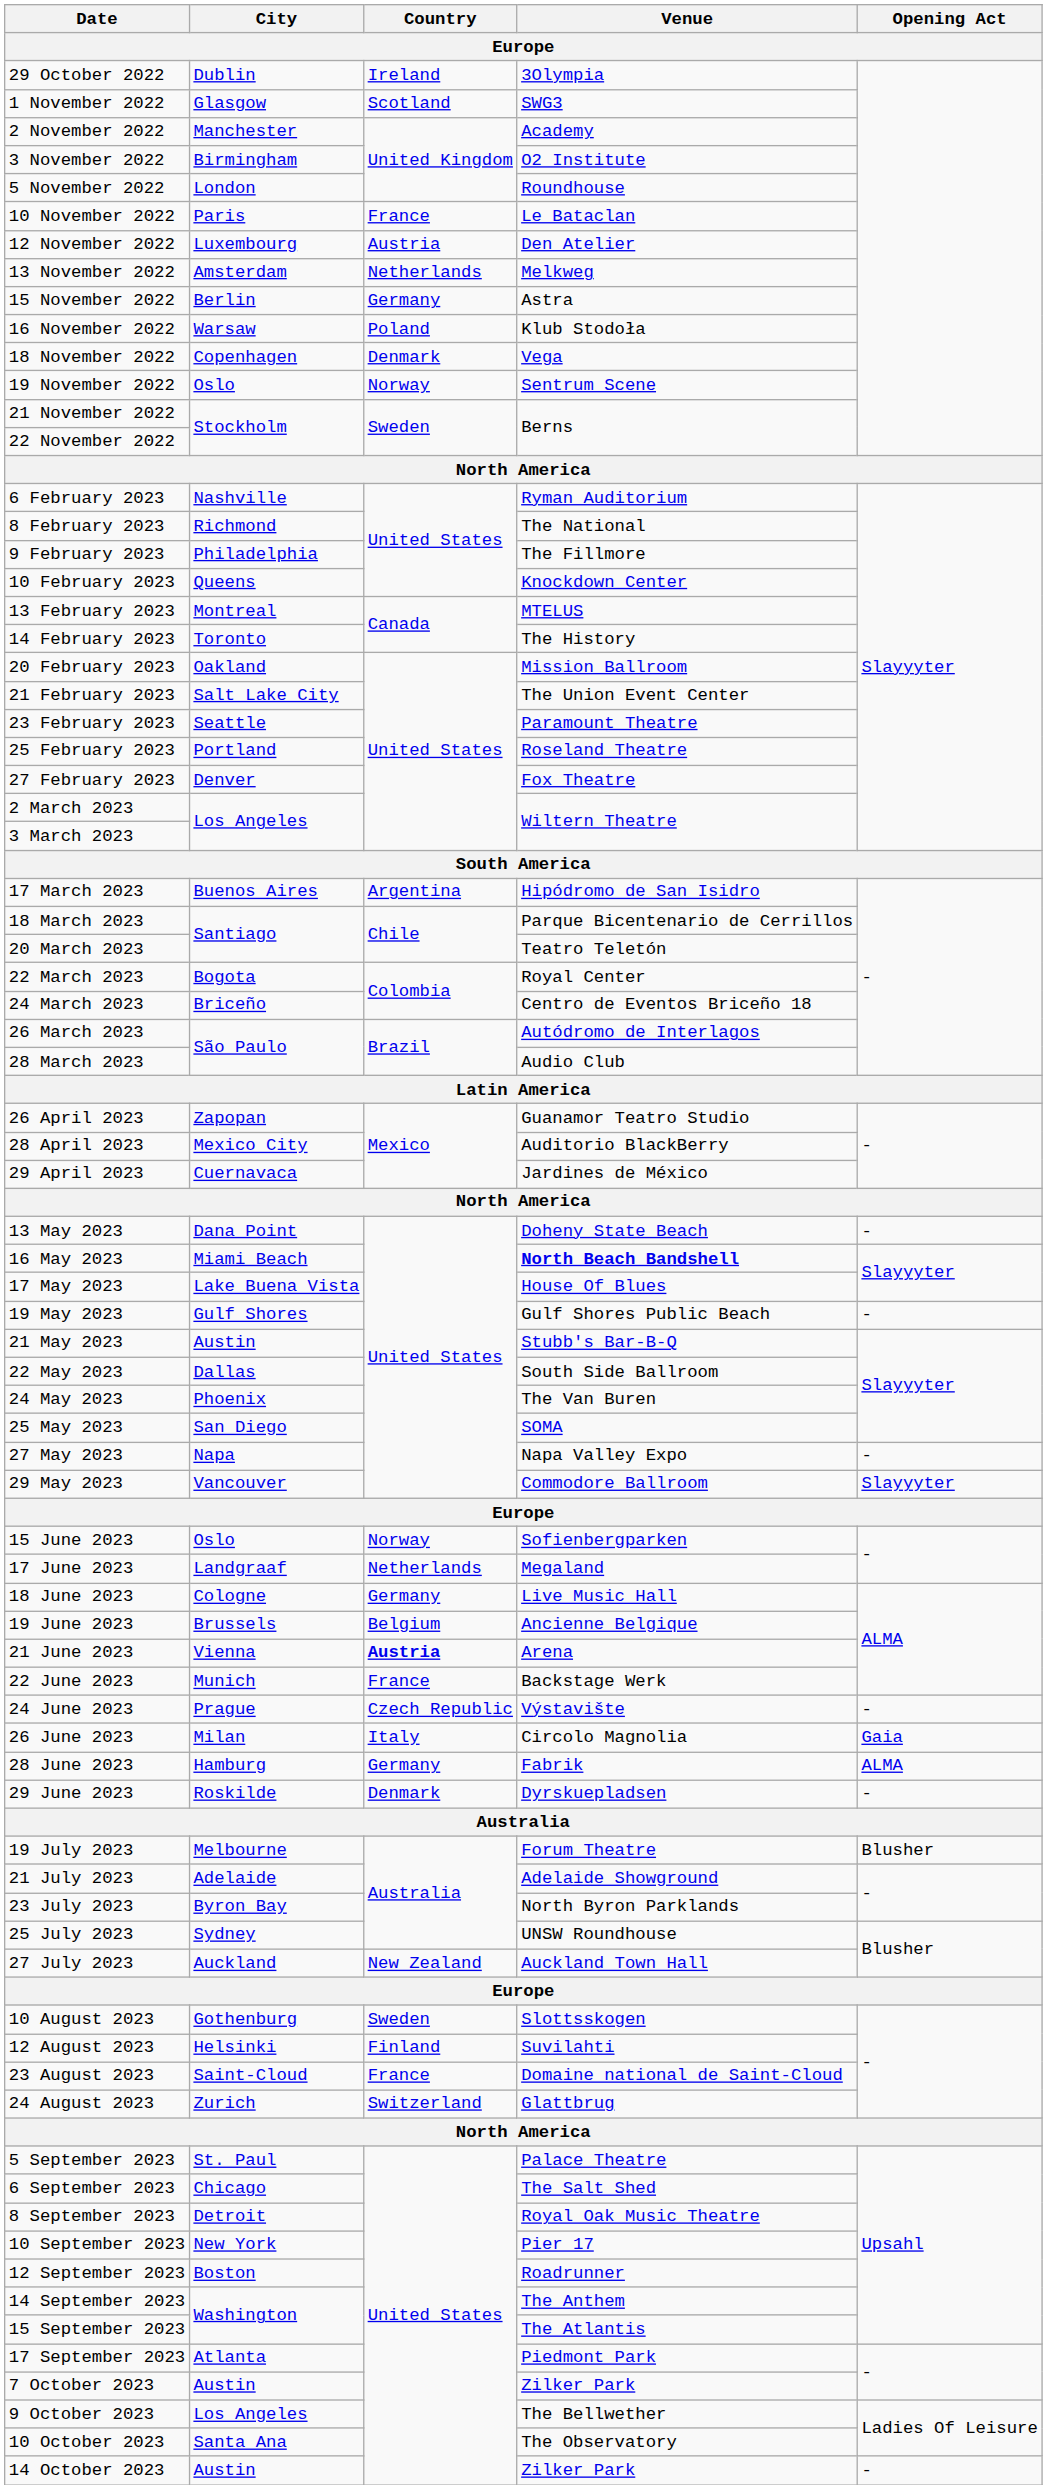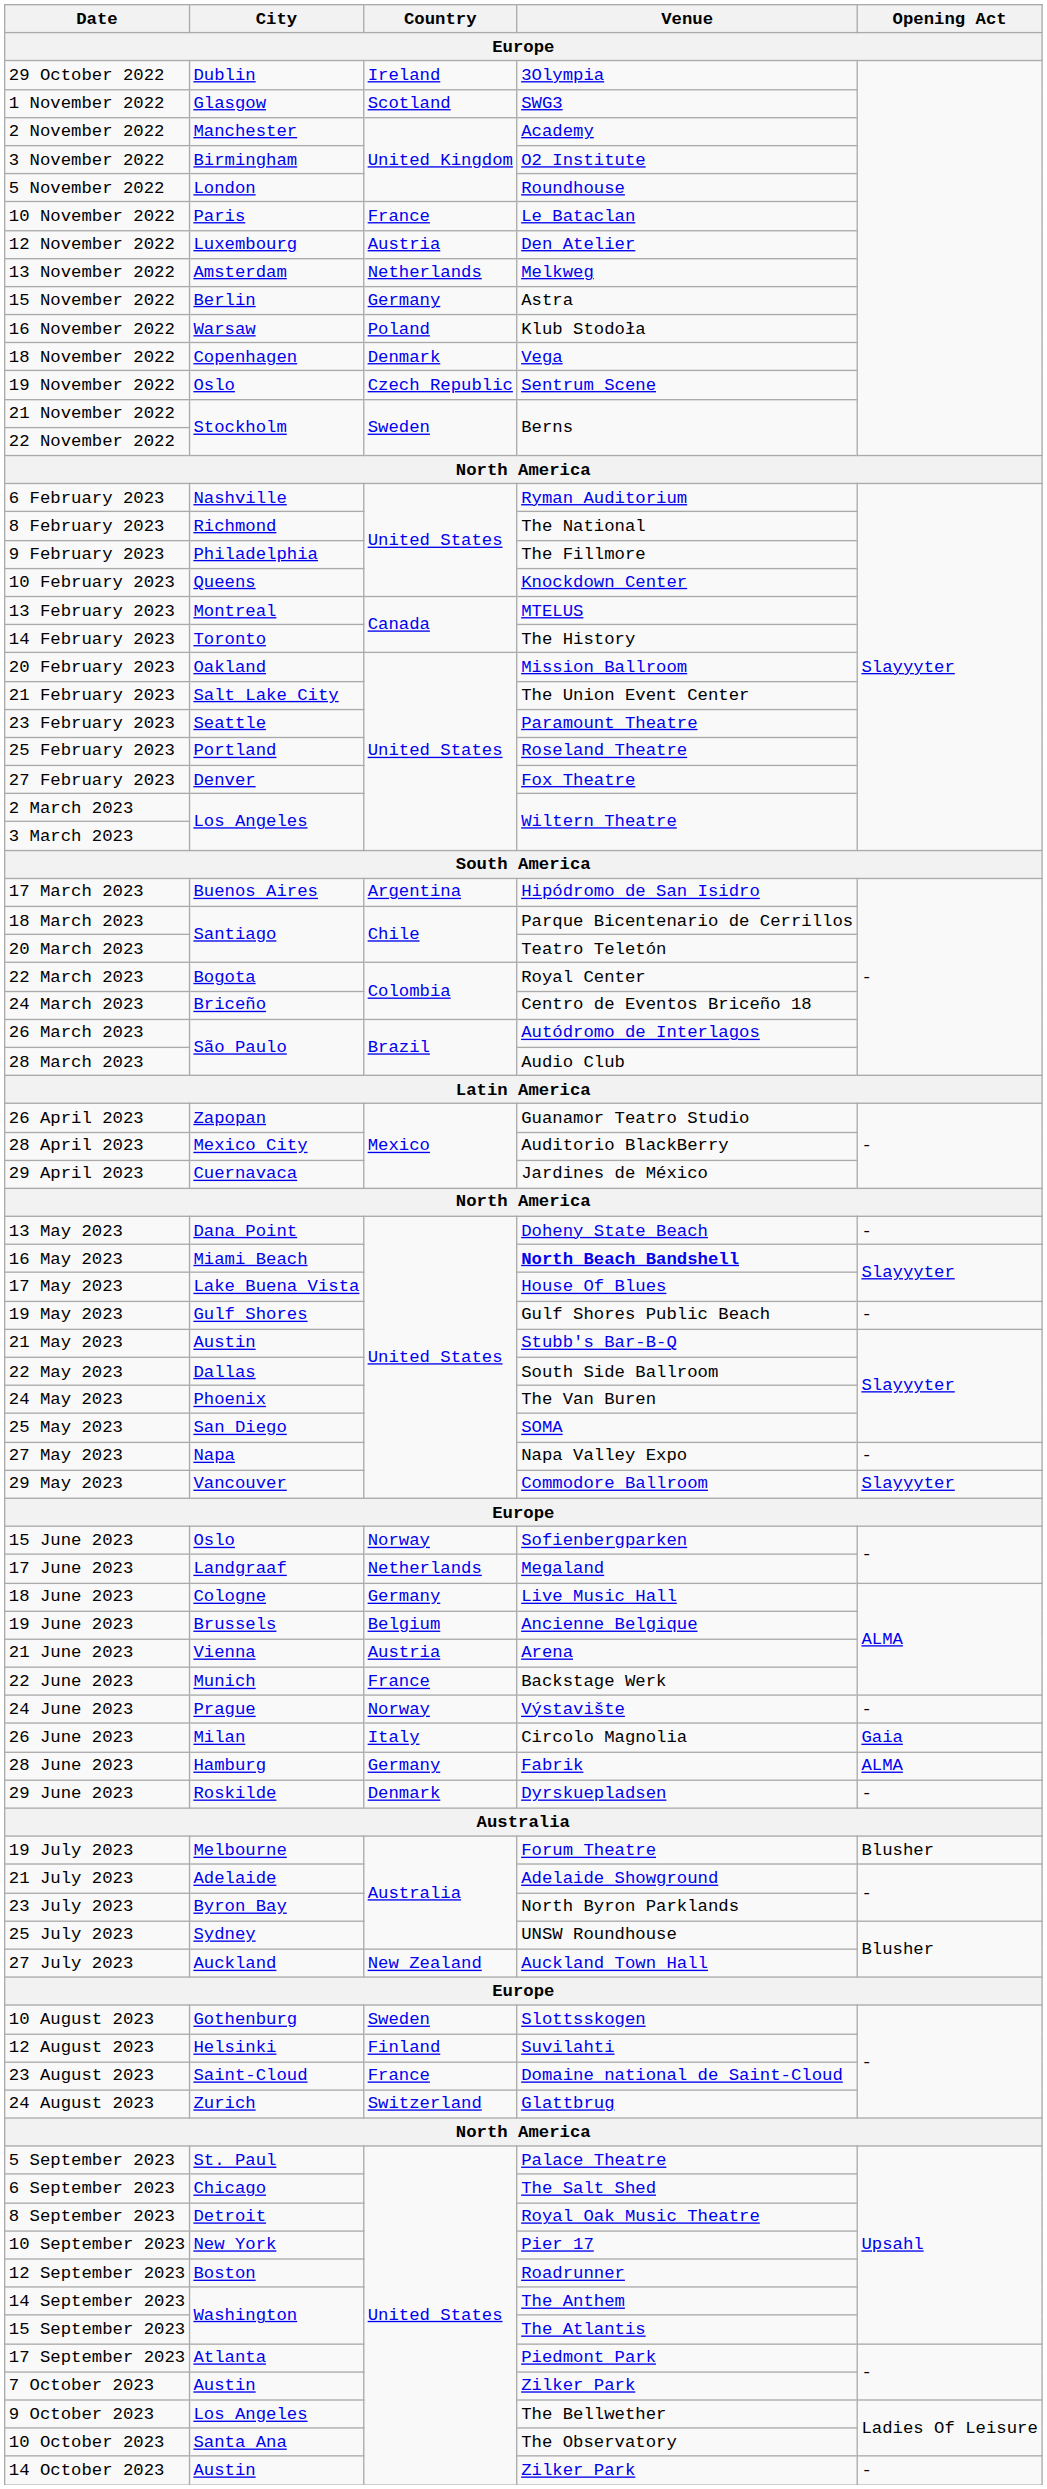(399, 385) Norway -> (440, 385) Czech Republic
(404, 1653) bold -> (404, 1653) normal
(440, 1710) Czech Republic -> (399, 1710) Norway
